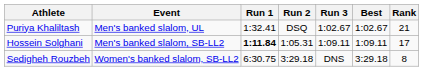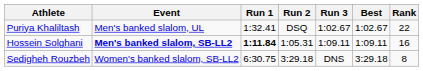(404, 28) 21 -> (404, 28) 22
(159, 43) normal -> (163, 43) bold
(404, 43) 17 -> (404, 43) 16
